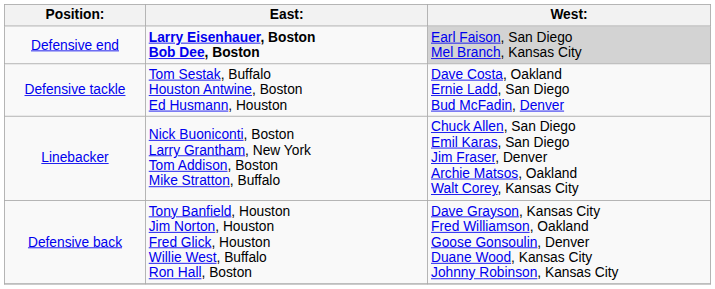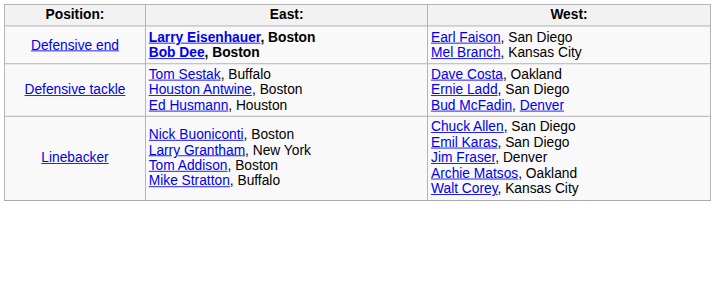(506, 44) lightgrey background -> (506, 44) no background
- row: (75, 242)
